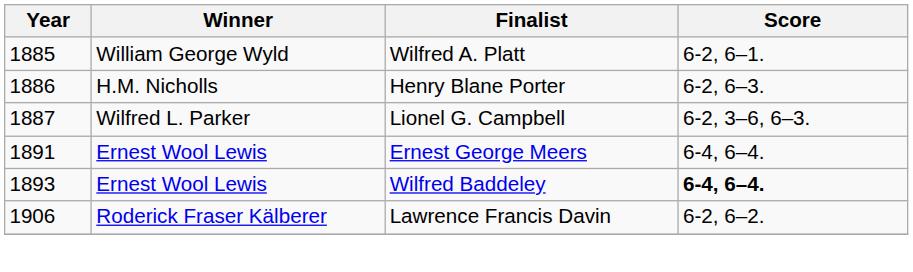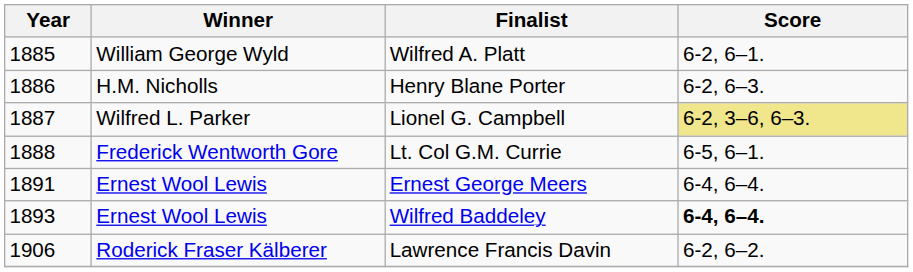(747, 119) no background -> (747, 119) khaki background
+ row: (476, 151)
